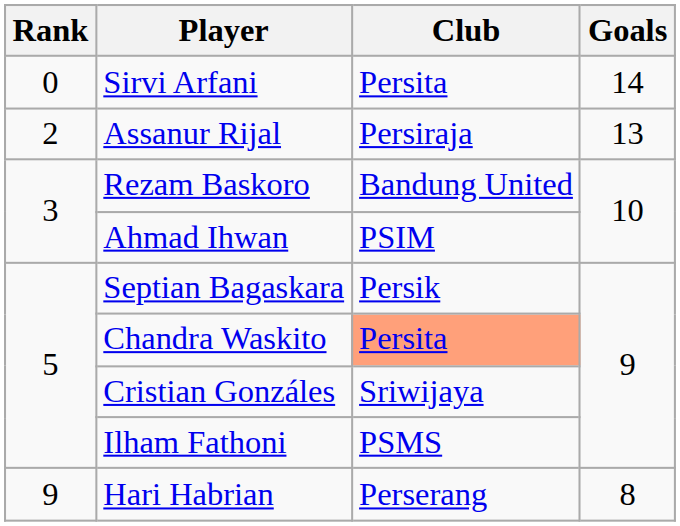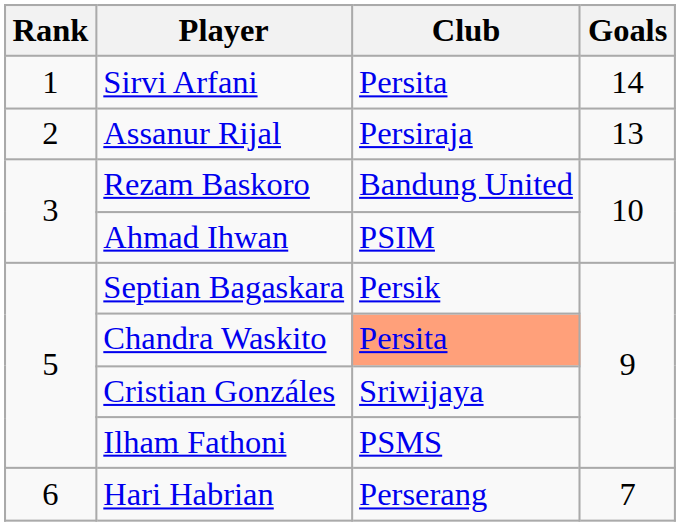(50, 81) 0 -> (50, 81) 1
(50, 493) 9 -> (50, 493) 6
(628, 493) 8 -> (628, 493) 7
